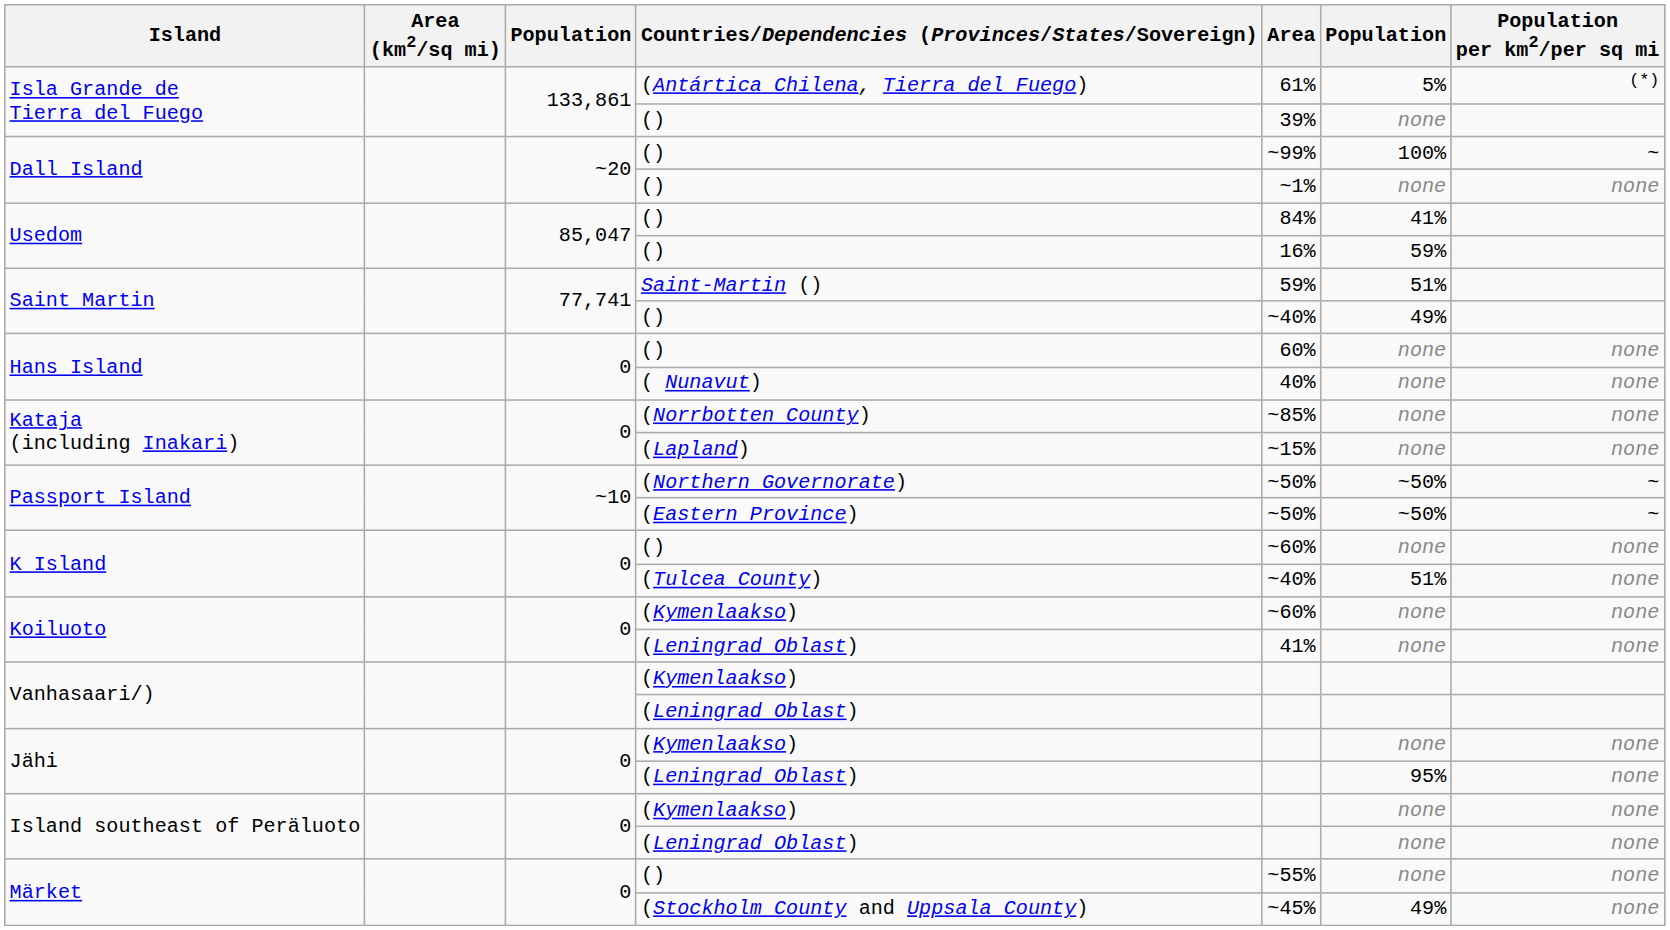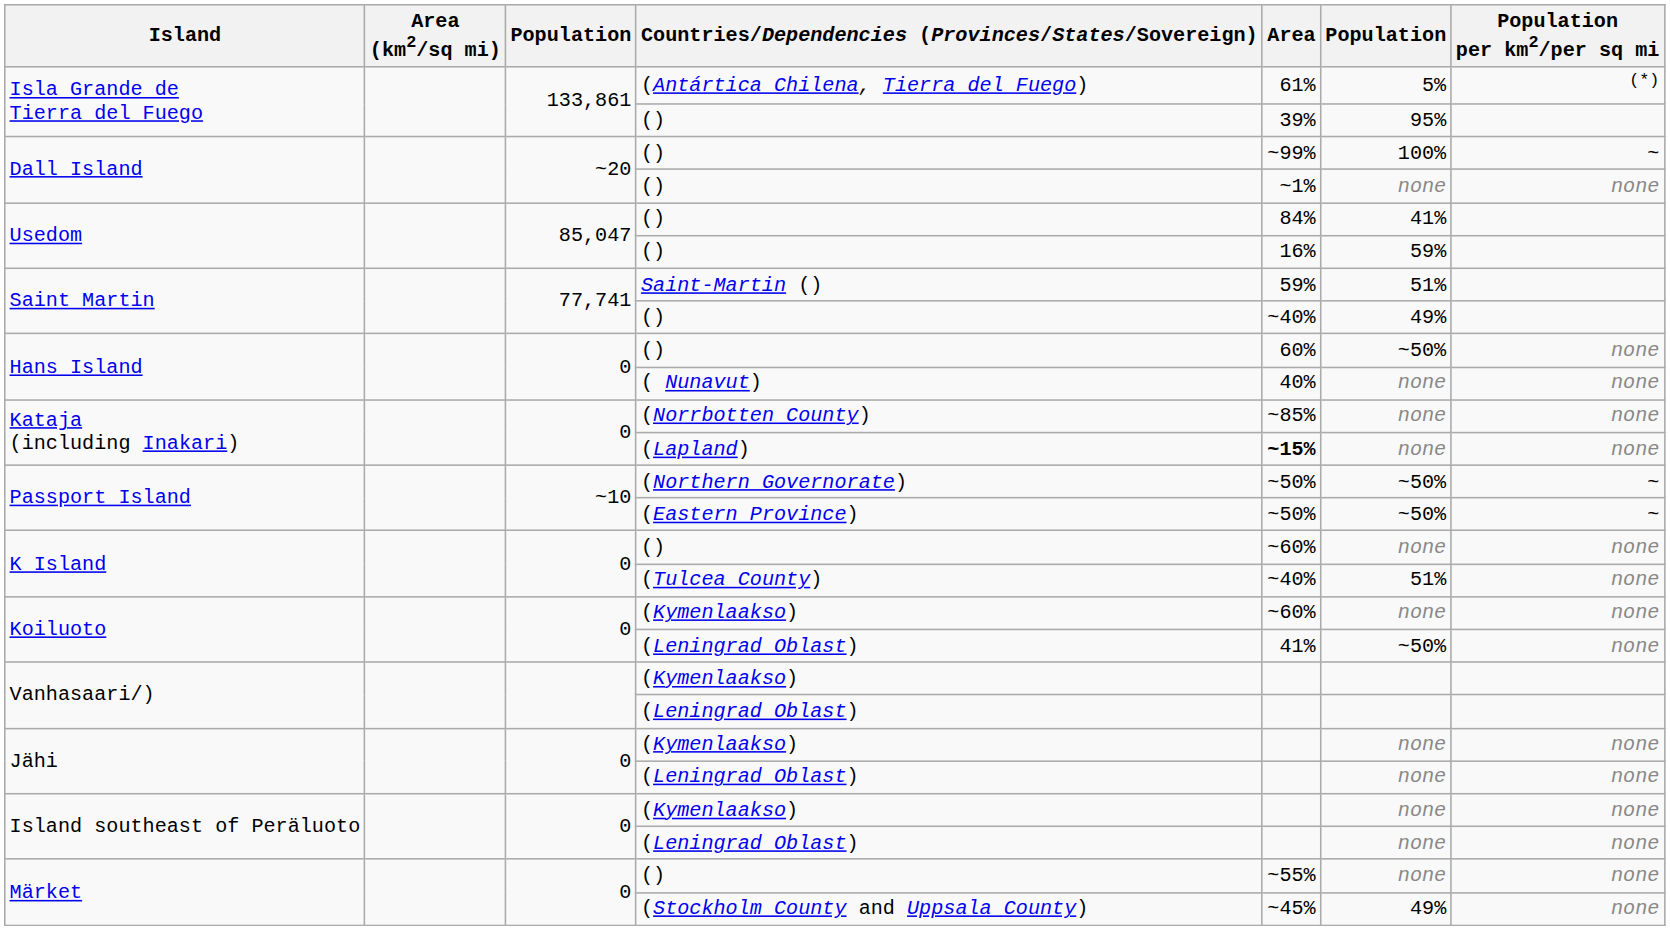(1422, 120) none -> (1428, 120) 95%
(1422, 350) none -> (1422, 350) ~50%
(1292, 449) normal -> (1292, 449) bold
(1422, 646) none -> (1422, 646) ~50%
(1428, 777) 95% -> (1422, 777) none
